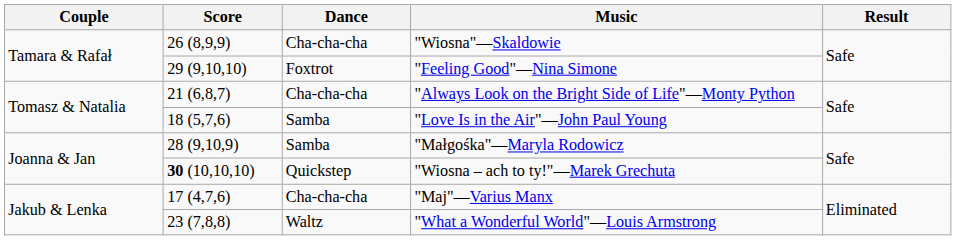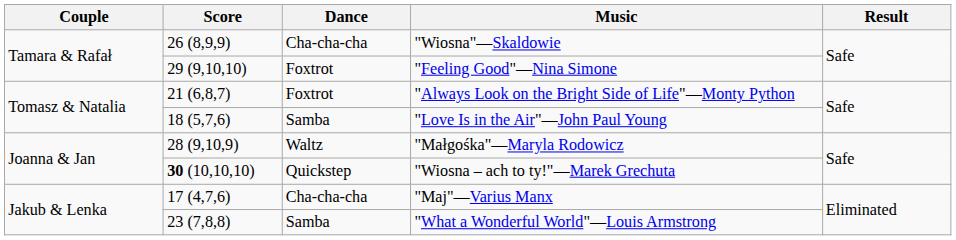(327, 94) Cha-cha-cha -> (310, 94) Foxtrot
(308, 145) Samba -> (304, 145) Waltz
(304, 222) Waltz -> (308, 222) Samba
